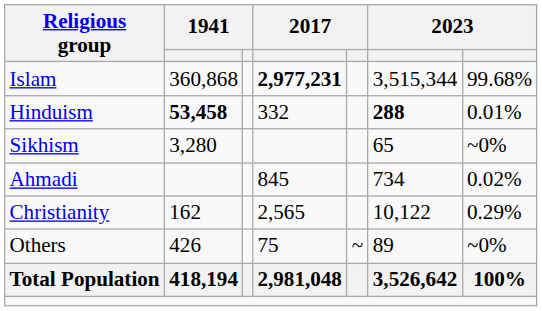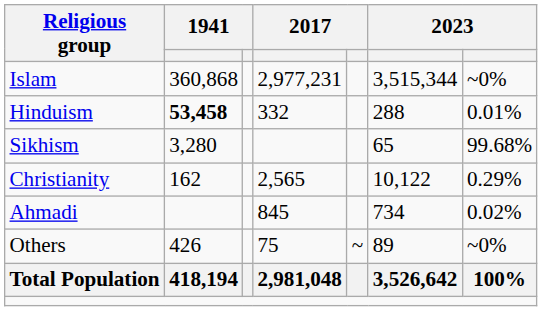(300, 78) bold -> (300, 78) normal
(500, 78) 99.68% -> (487, 78) ~0%
(389, 111) bold -> (389, 111) normal
(487, 145) ~0% -> (500, 145) 99.68%
rows swapped: (59, 212) <-> (44, 178)
